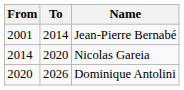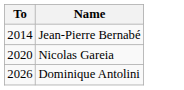- column: (22, 14)
